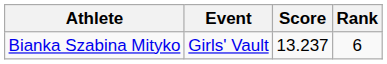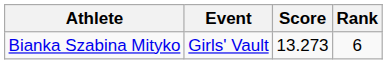(303, 45) 13.237 -> (303, 45) 13.273
